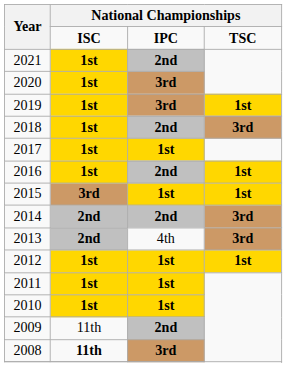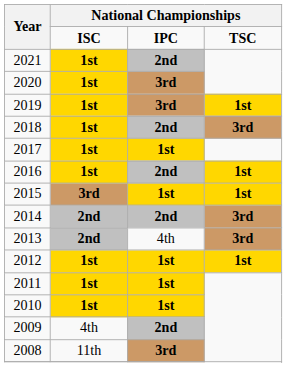(89, 328) 11th -> (89, 328) 4th
(89, 350) bold -> (89, 350) normal
